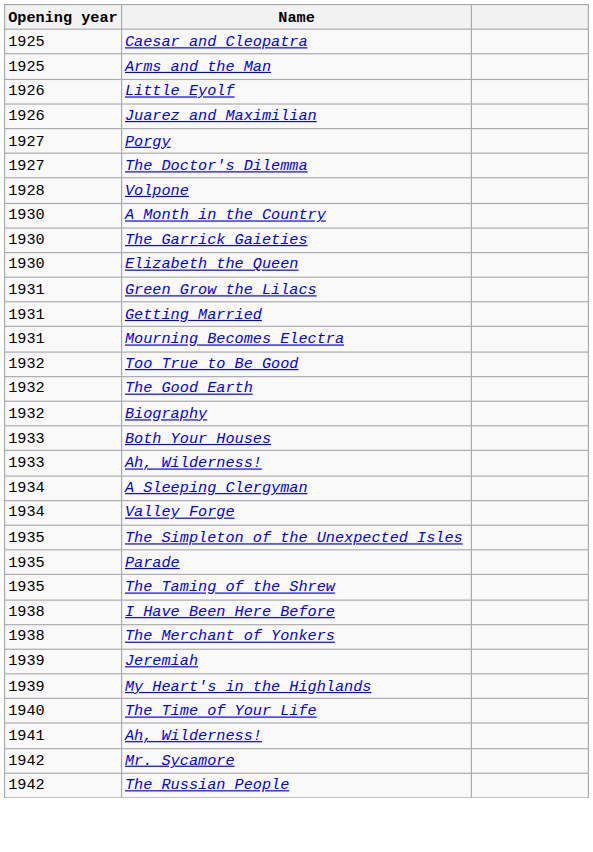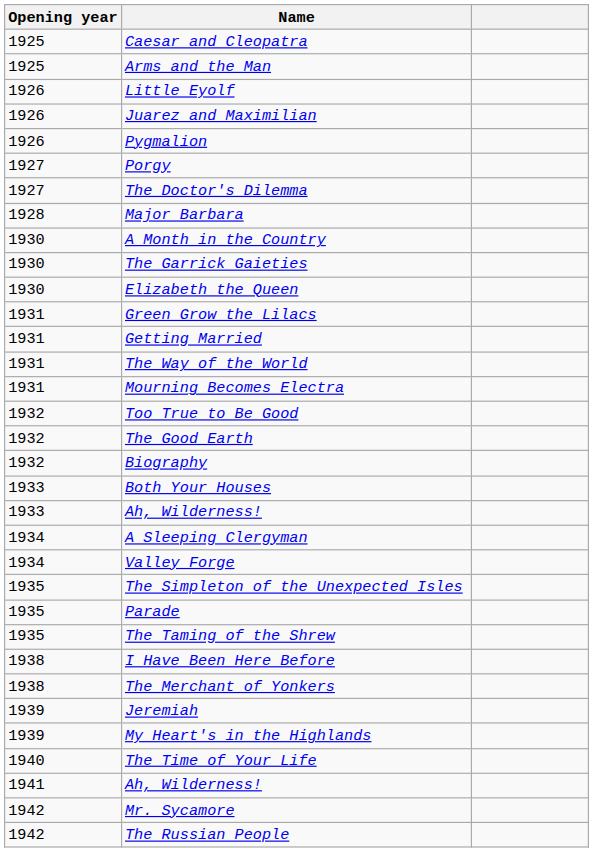+ row: (26, 141)
- row: (26, 191)
+ row: (26, 215)
+ row: (26, 364)
